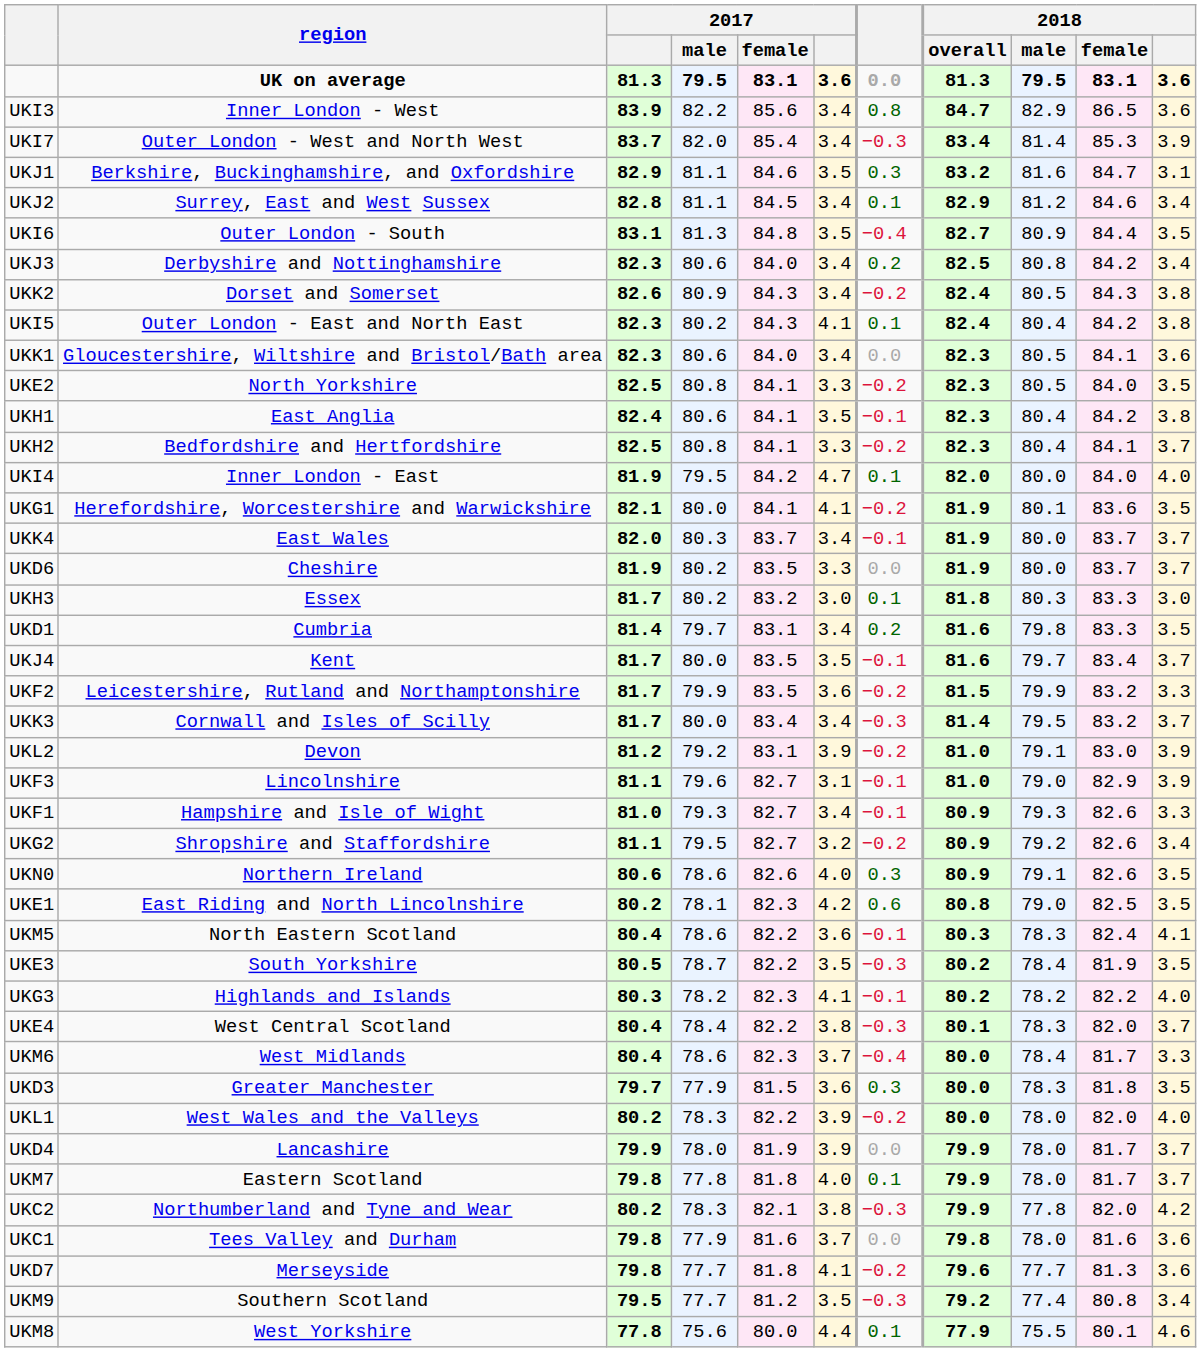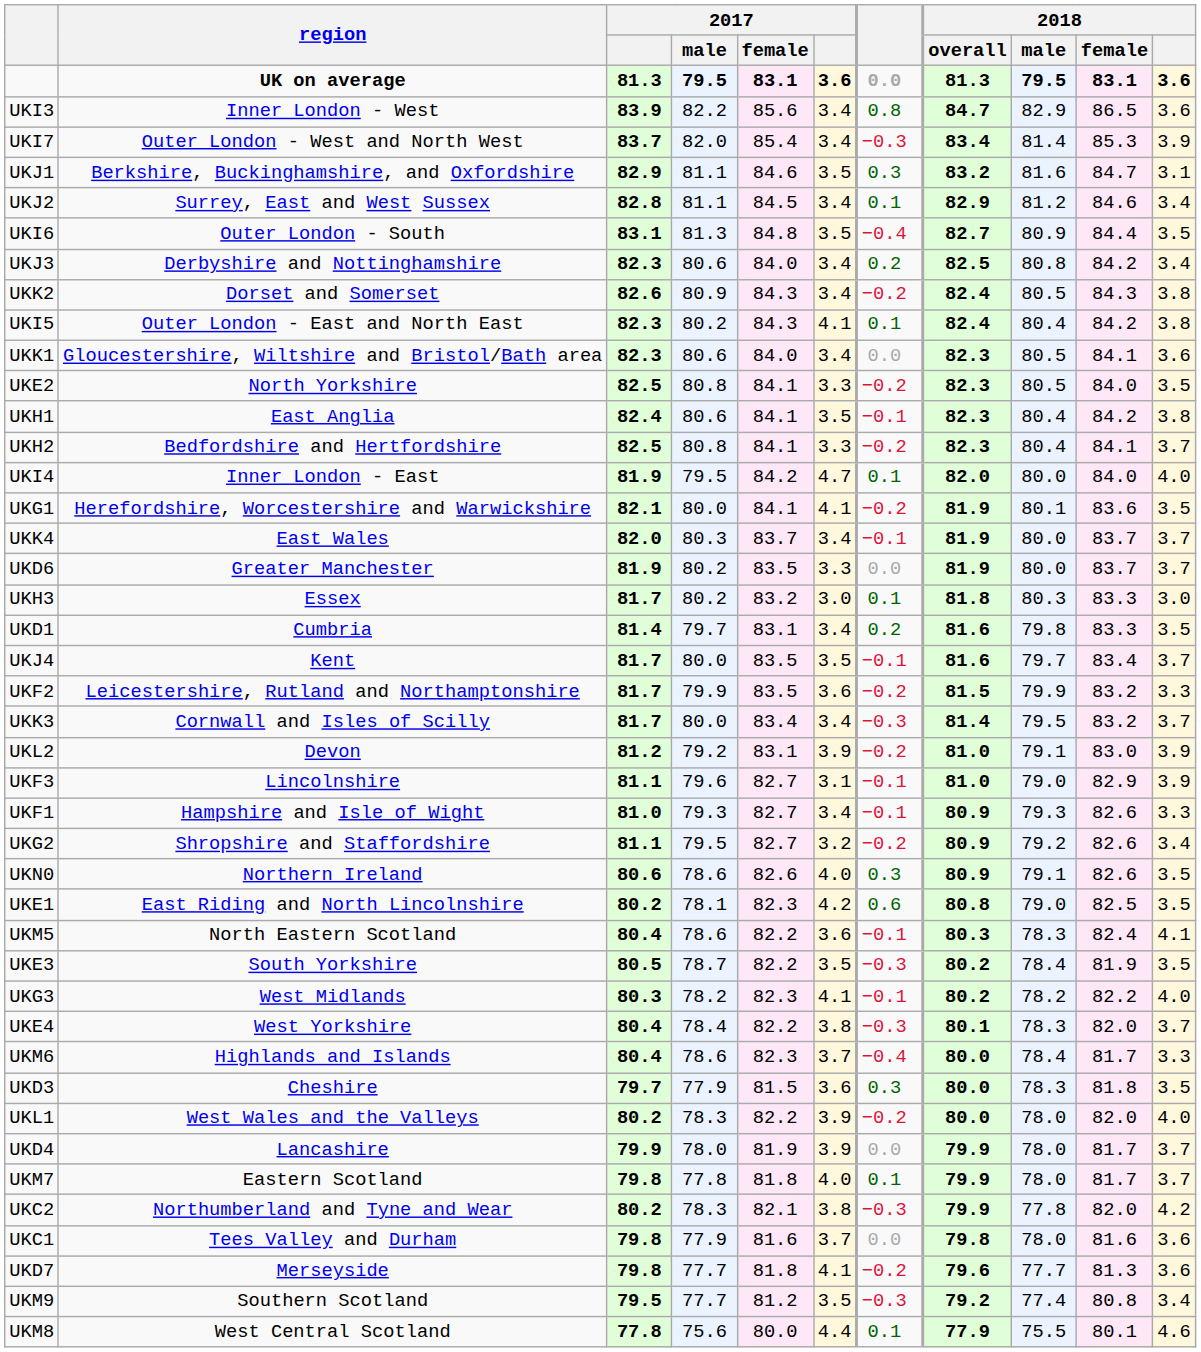(333, 569) Cheshire -> (333, 569) Greater Manchester
(333, 996) Highlands and Islands -> (333, 996) West Midlands
(333, 1027) West Central Scotland -> (333, 1027) West Yorkshire
(333, 1057) West Midlands -> (333, 1057) Highlands and Islands
(333, 1088) Greater Manchester -> (333, 1088) Cheshire
(333, 1332) West Yorkshire -> (333, 1332) West Central Scotland
